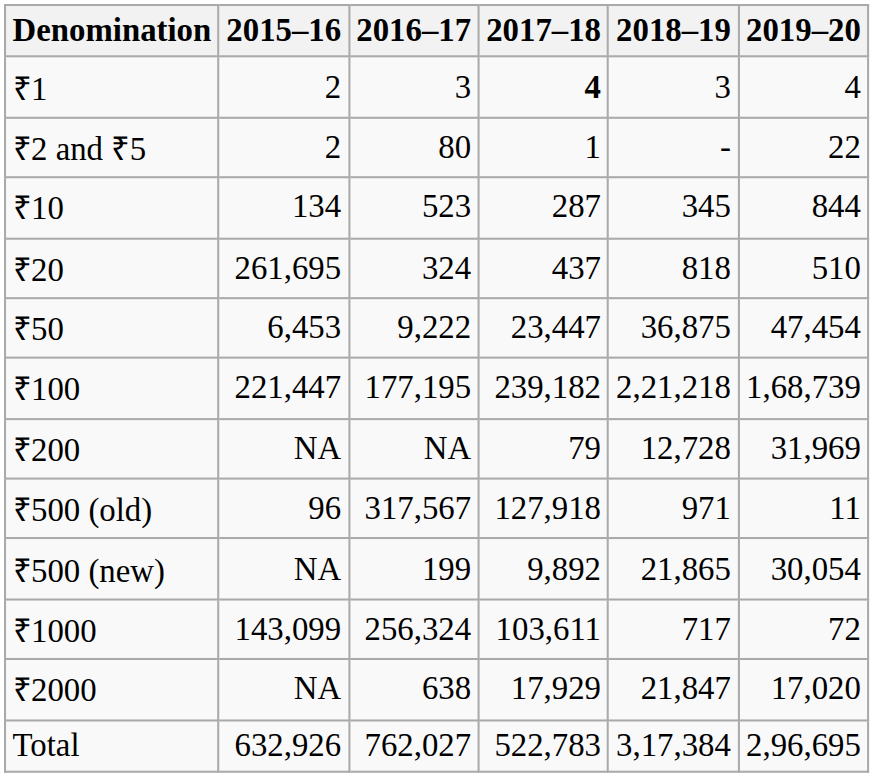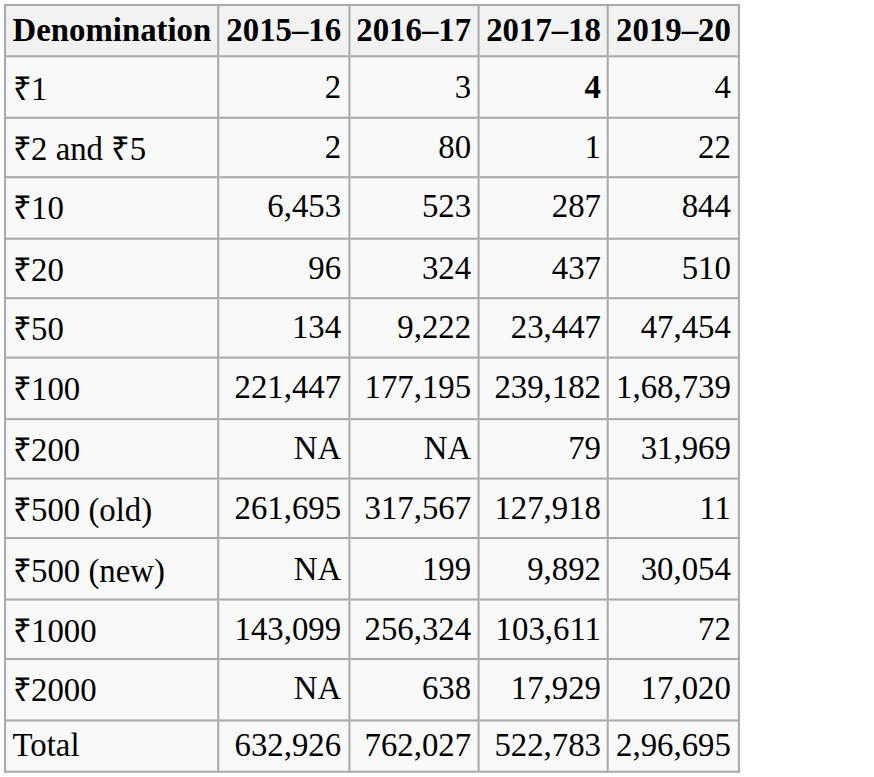- column: (674, 30)
(317, 207) 134 -> (304, 207) 6,453
(288, 267) 261,695 -> (325, 267) 96
(304, 327) 6,453 -> (317, 327) 134
(325, 508) 96 -> (288, 508) 261,695
